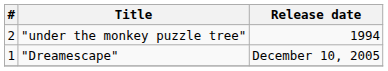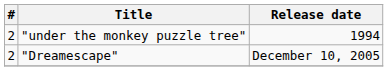(11, 55) 1 -> (11, 55) 2
